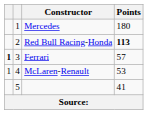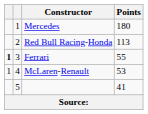(123, 41) bold -> (123, 41) normal
(121, 56) 57 -> (121, 56) 55
